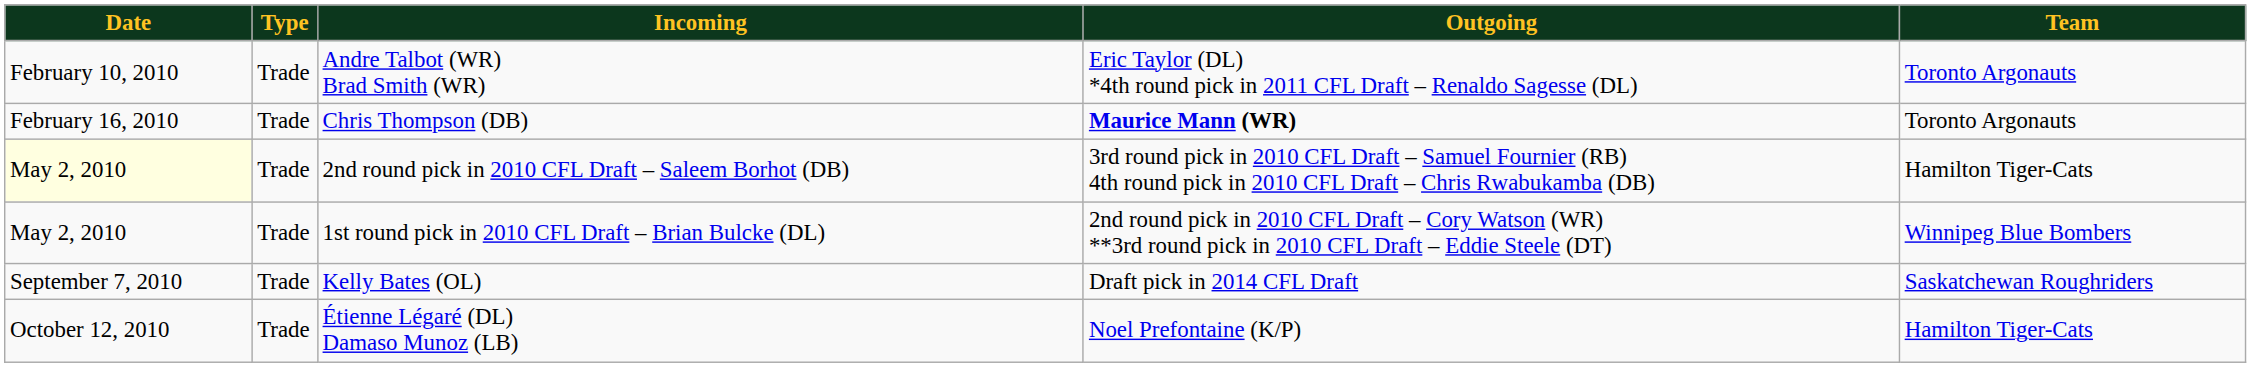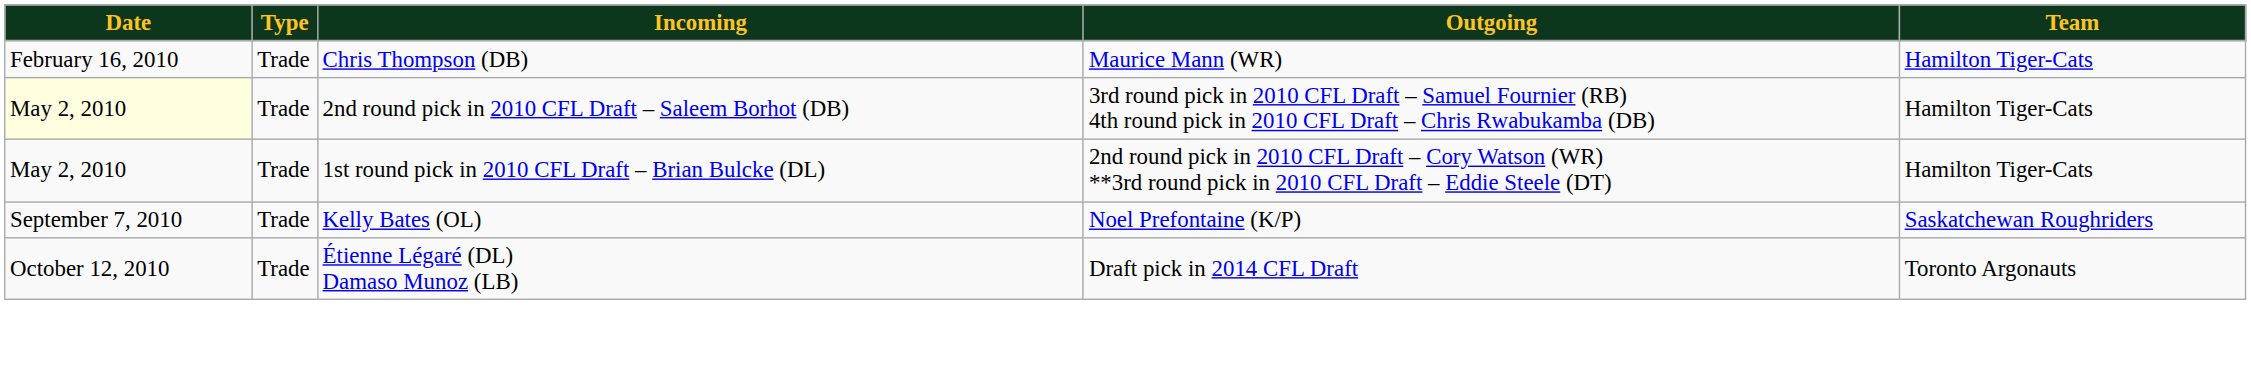- row: (412, 71)
(1192, 120) bold -> (1185, 58) normal
(1990, 120) Toronto Argonauts -> (1999, 58) Hamilton Tiger-Cats
(2018, 232) Winnipeg Blue Bombers -> (1999, 170) Hamilton Tiger-Cats
(1224, 281) Draft pick in 2014 CFL Draft -> (1195, 219) Noel Prefontaine (K/P)
(1195, 330) Noel Prefontaine (K/P) -> (1224, 268) Draft pick in 2014 CFL Draft
(1999, 330) Hamilton Tiger-Cats -> (1990, 268) Toronto Argonauts
